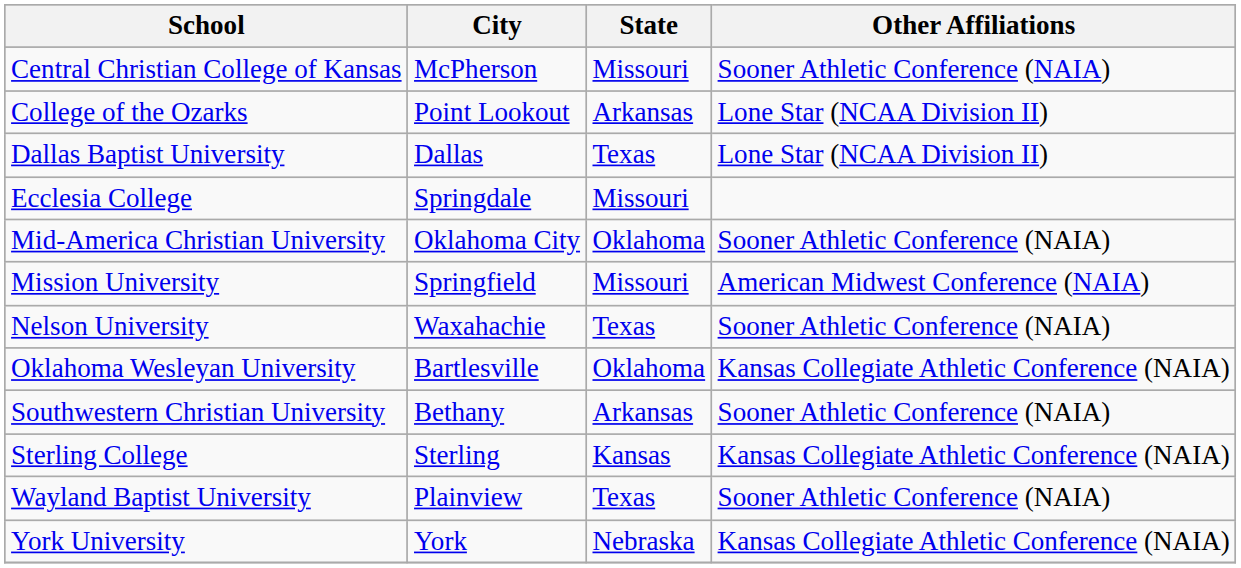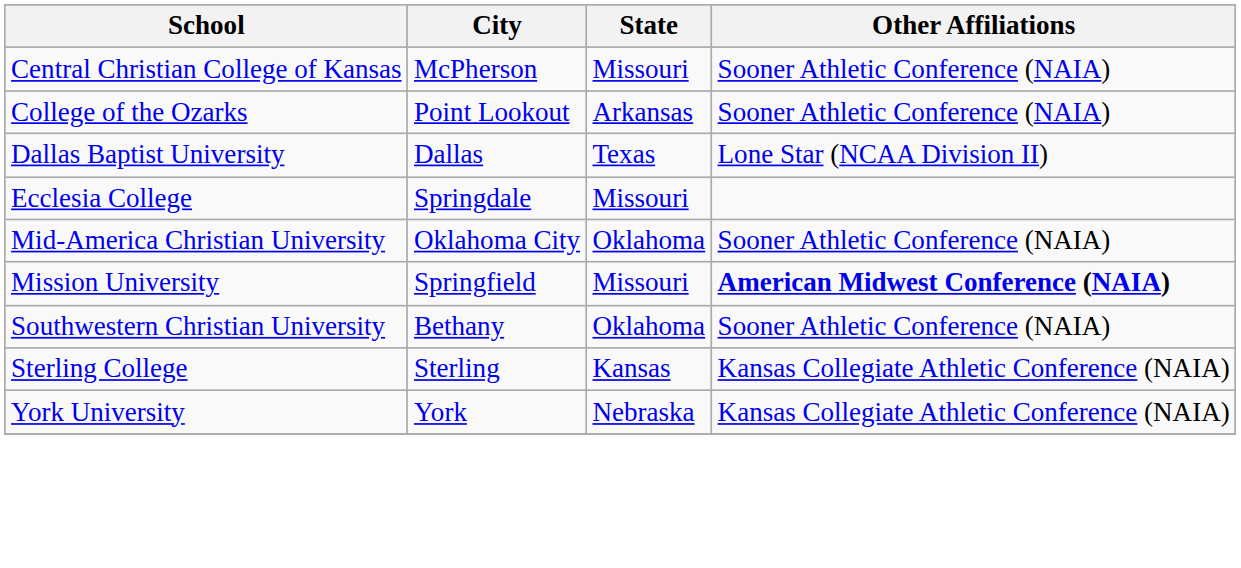(883, 111) Lone Star (NCAA Division II) -> (914, 111) Sooner Athletic Conference (NAIA)
(933, 283) normal -> (944, 283) bold
- row: (110, 326)
- row: (183, 369)
(643, 411) Arkansas -> (649, 326) Oklahoma
- row: (161, 497)
